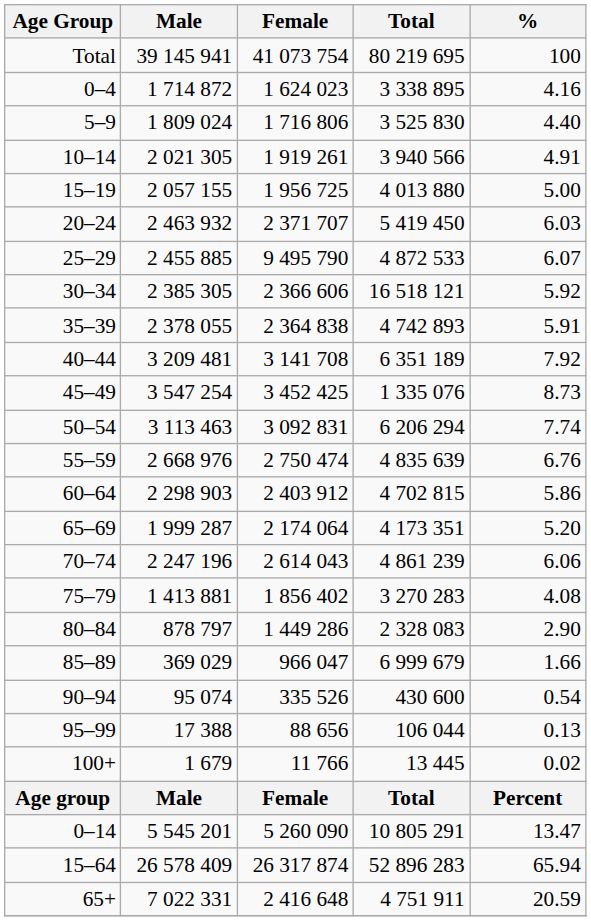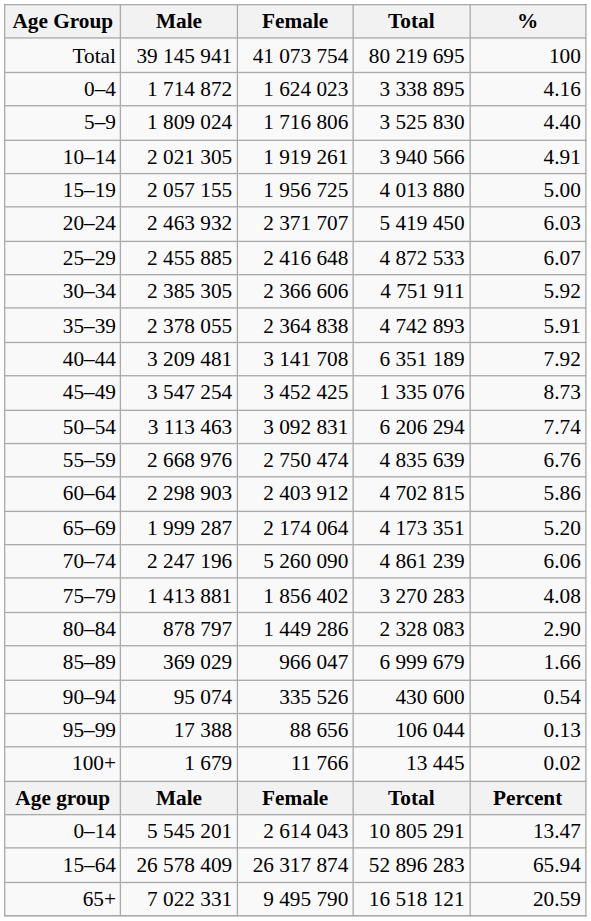(306, 257) 9 495 790 -> (306, 257) 2 416 648
(417, 291) 16 518 121 -> (422, 291) 4 751 911
(306, 561) 2 614 043 -> (306, 561) 5 260 090
(306, 831) 5 260 090 -> (306, 831) 2 614 043
(306, 898) 2 416 648 -> (306, 898) 9 495 790
(422, 898) 4 751 911 -> (417, 898) 16 518 121
